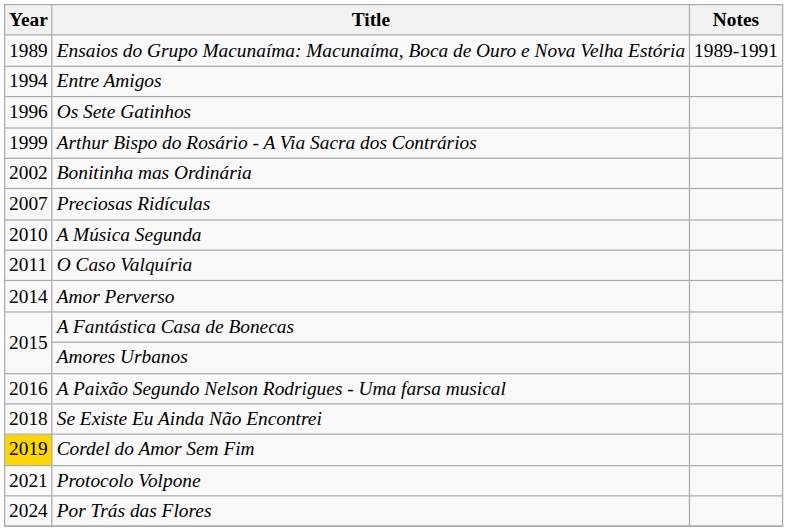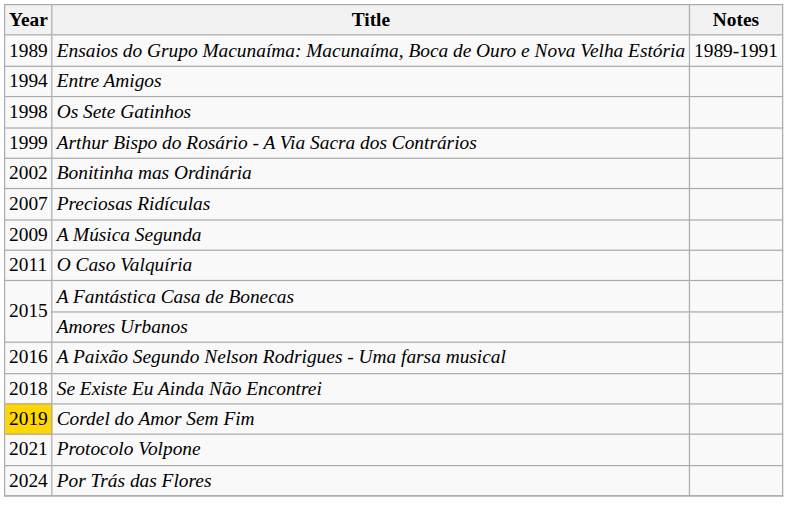(28, 111) 1996 -> (28, 111) 1998
(28, 234) 2010 -> (28, 234) 2009
- row: (116, 296)
